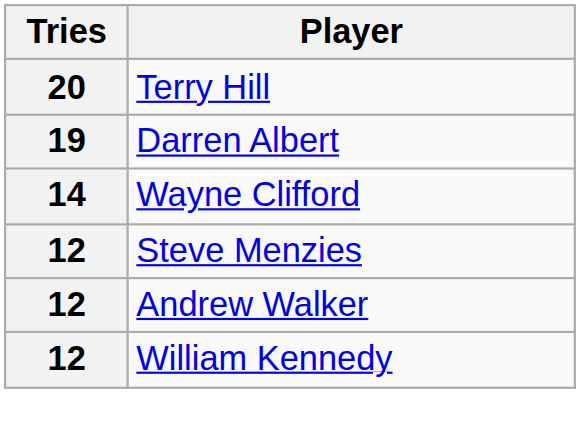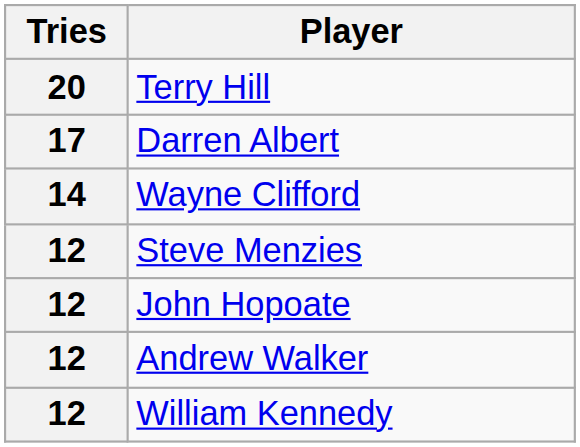(67, 140) 19 -> (67, 140) 17
+ row: (243, 304)
